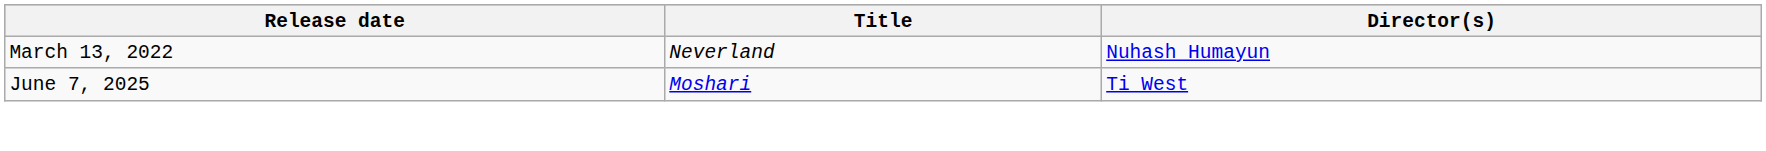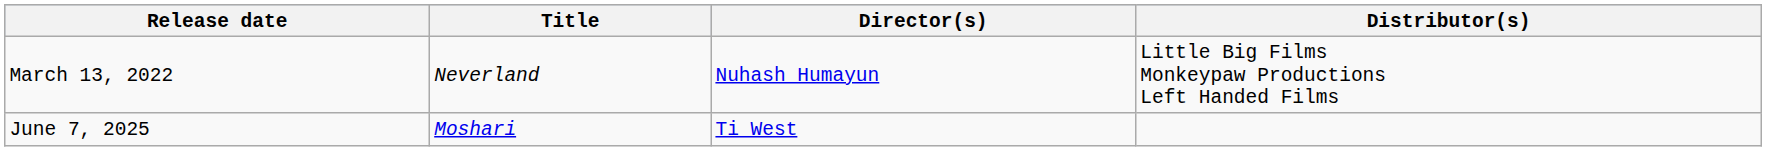+ column: (1449, 21)
